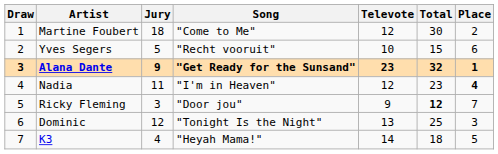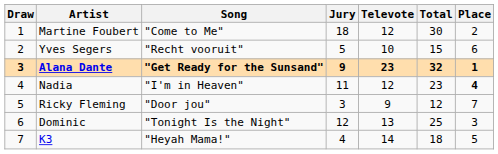columns swapped: (266, 13) <-> (157, 13)
(436, 103) bold -> (436, 103) normal
